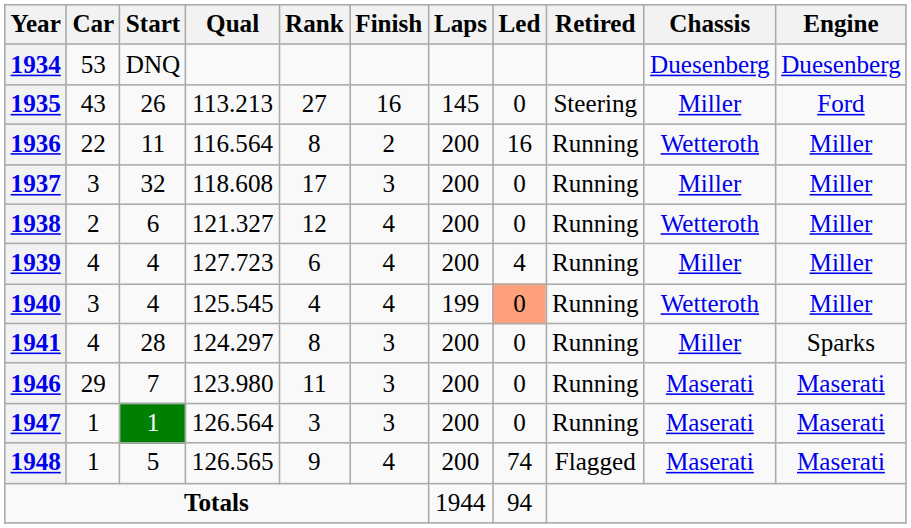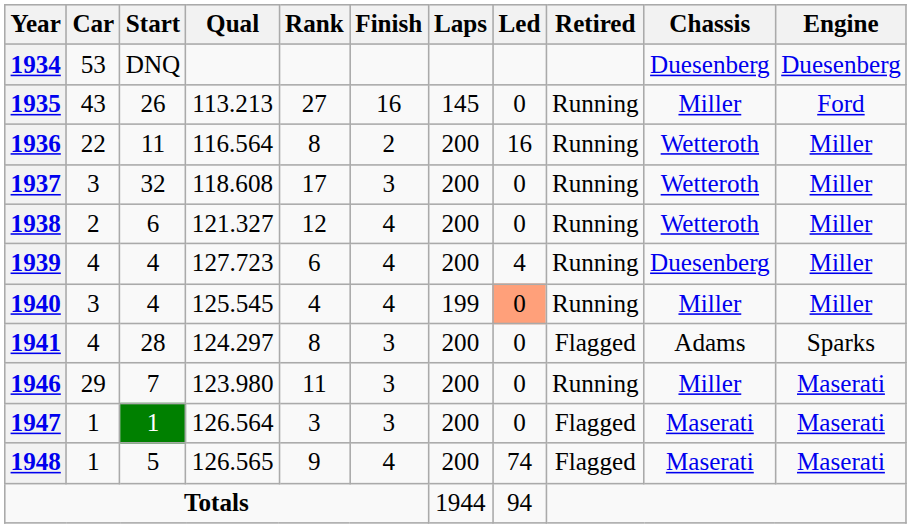(595, 104) Steering -> (595, 104) Running
(710, 183) Miller -> (710, 183) Wetteroth
(710, 263) Miller -> (710, 263) Duesenberg
(710, 303) Wetteroth -> (710, 303) Miller
(595, 343) Running -> (595, 343) Flagged
(710, 343) Miller -> (710, 343) Adams
(710, 382) Maserati -> (710, 382) Miller
(595, 422) Running -> (595, 422) Flagged
